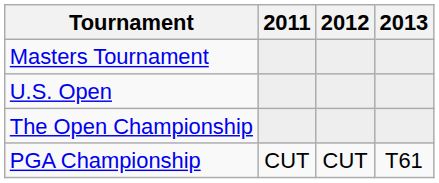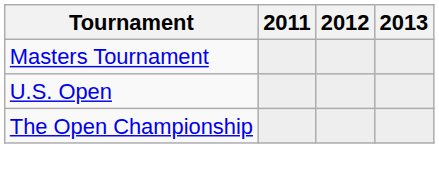- row: (105, 161)
